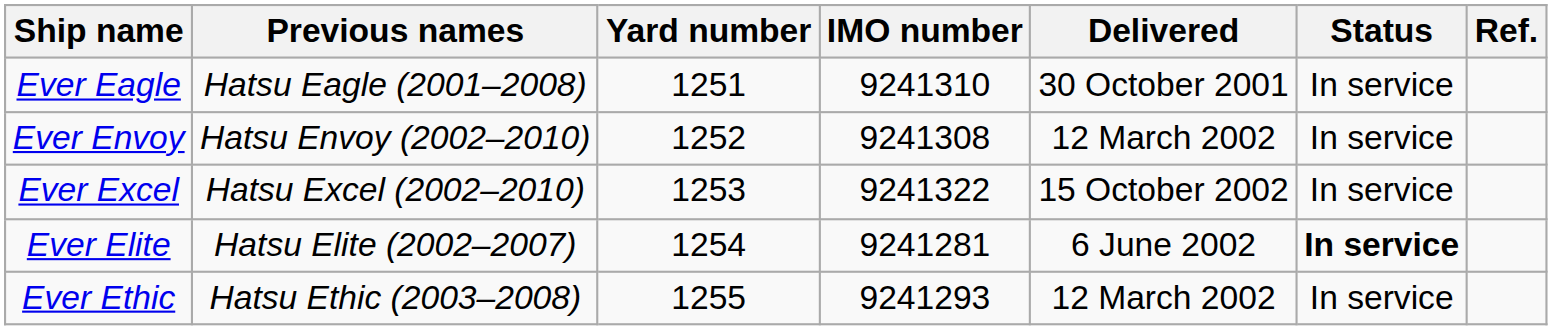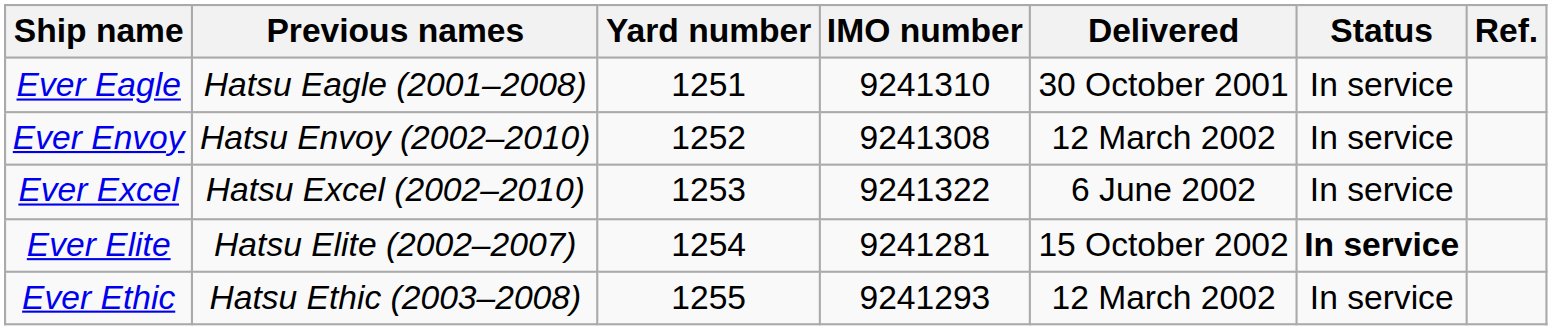(1164, 191) 15 October 2002 -> (1164, 191) 6 June 2002
(1164, 244) 6 June 2002 -> (1164, 244) 15 October 2002
